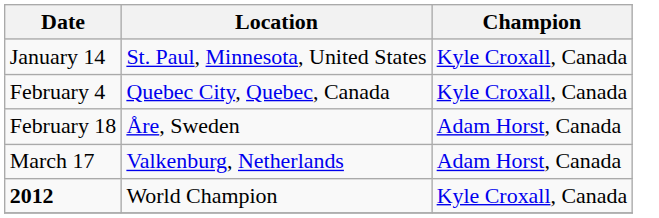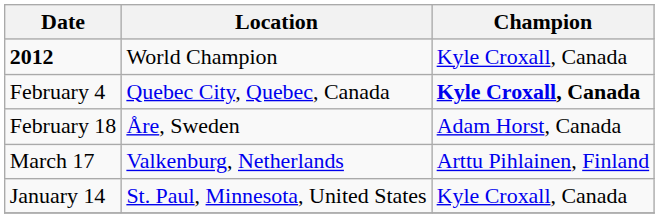rows swapped: (58, 56) <-> (32, 195)
(532, 91) normal -> (538, 91) bold
(529, 160) Adam Horst, Canada -> (543, 160) Arttu Pihlainen, Finland
